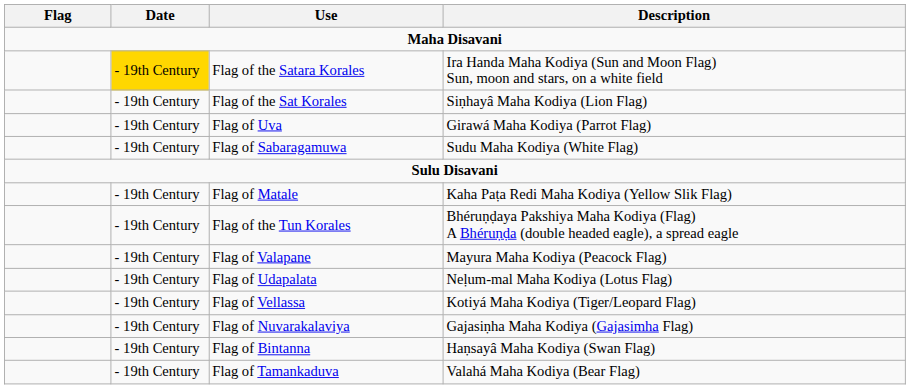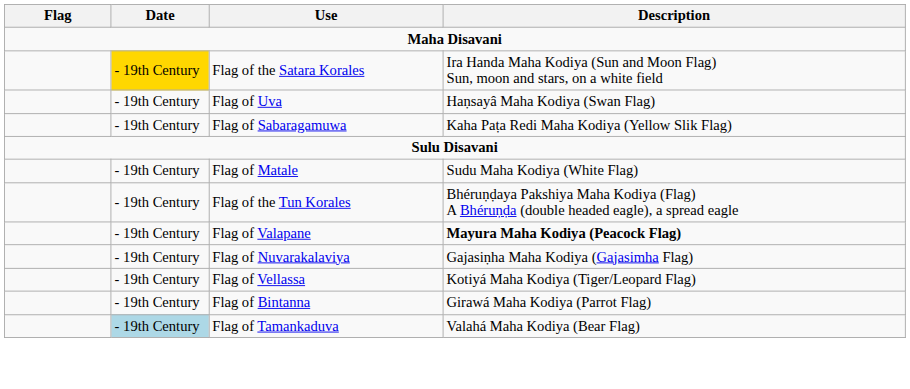- row: (279, 101)
(549, 124) Girawá Maha Kodiya (Parrot Flag) -> (551, 101) Haṇsayâ Maha Kodiya (Swan Flag)
(542, 147) Sudu Maha Kodiya (White Flag) -> (589, 124) Kaha Paṭa Redi Maha Kodiya (Yellow Slik Flag)
(589, 194) Kaha Paṭa Redi Maha Kodiya (Yellow Slik Flag) -> (542, 170) Sudu Maha Kodiya (White Flag)
(557, 256) normal -> (564, 233) bold
- row: (264, 279)
rows swapped: (281, 325) <-> (259, 302)
(551, 348) Haṇsayâ Maha Kodiya (Swan Flag) -> (549, 302) Girawá Maha Kodiya (Parrot Flag)
(157, 372) no background -> (157, 325) lightblue background
